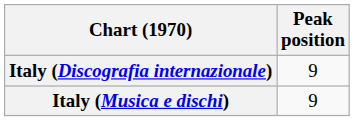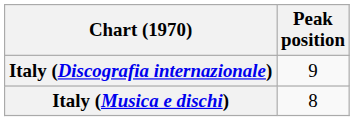(313, 100) 9 -> (313, 100) 8
